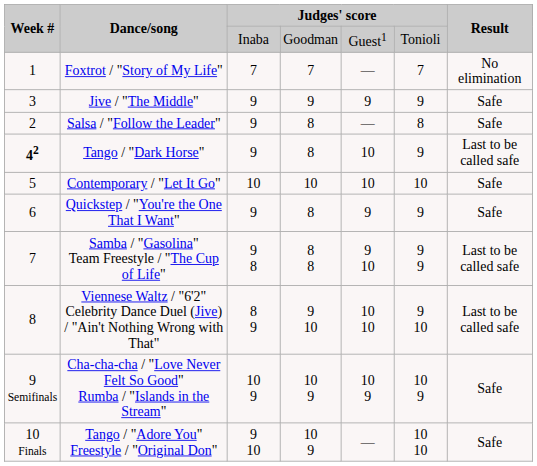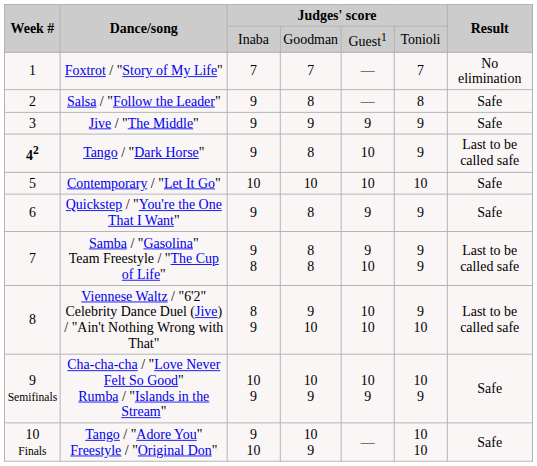rows swapped: (144, 123) <-> (144, 101)
